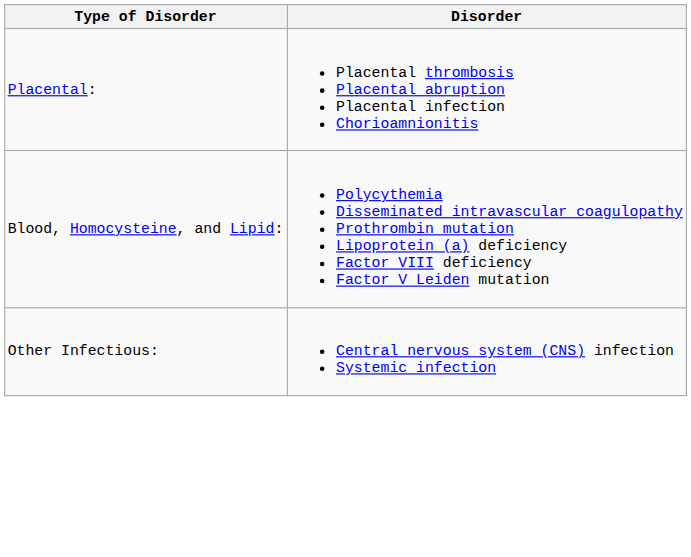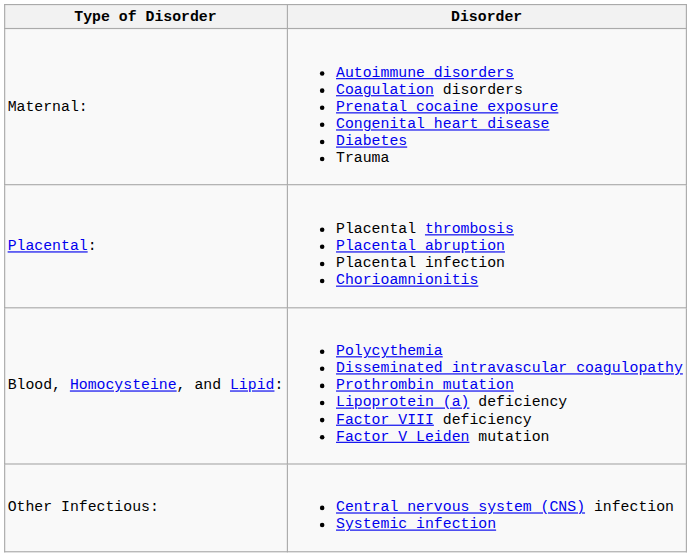+ row: (48, 107)
